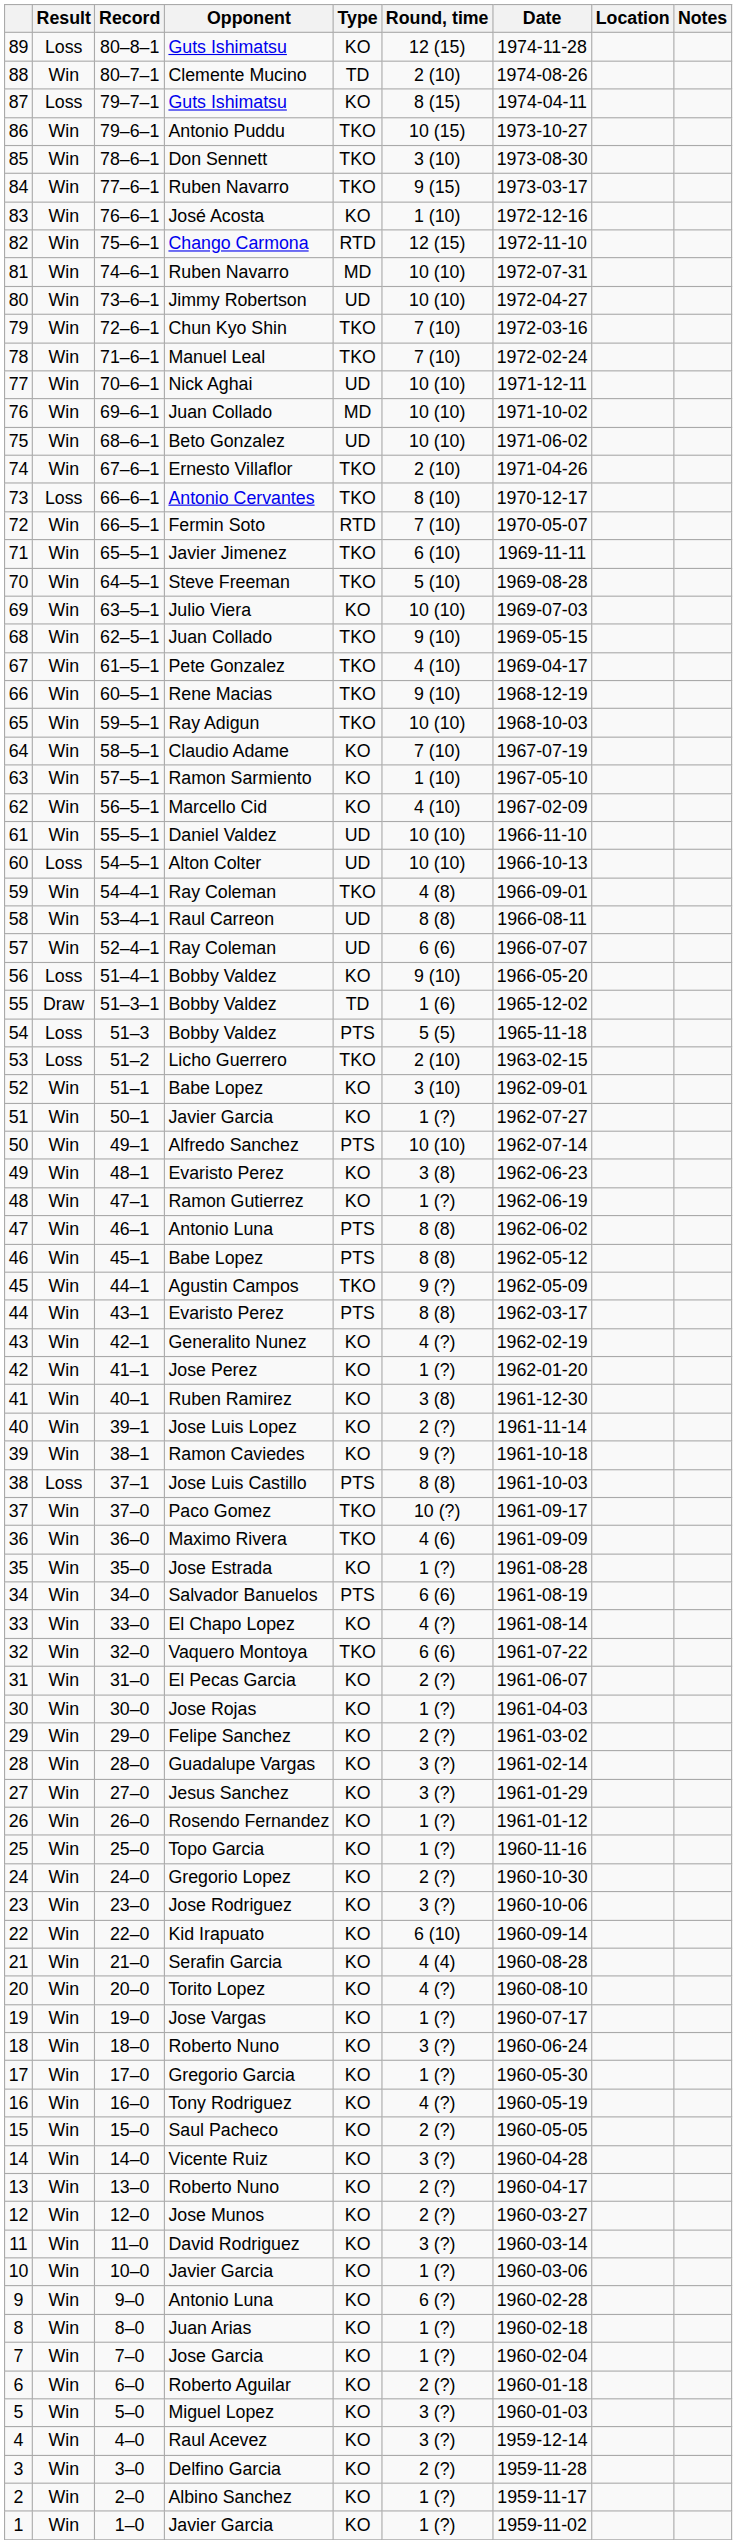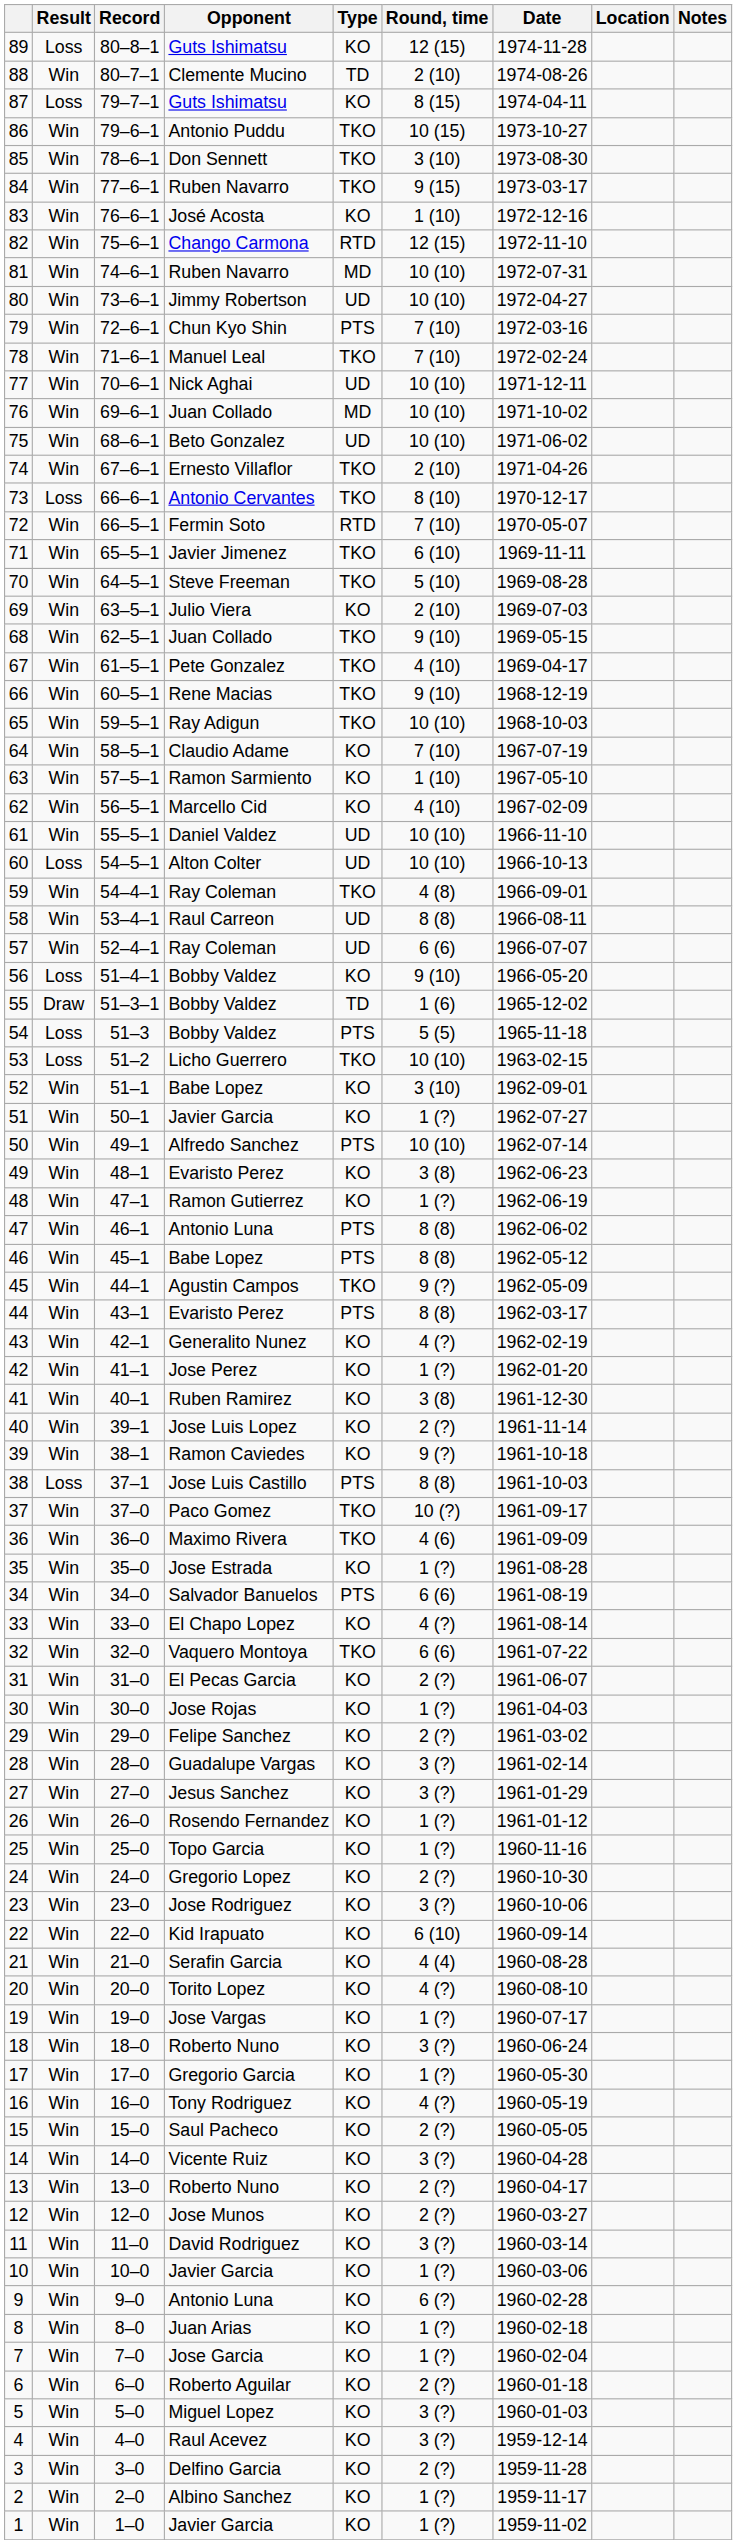(358, 328) TKO -> (358, 328) PTS
(437, 610) 10 (10) -> (437, 610) 2 (10)
(437, 1060) 2 (10) -> (437, 1060) 10 (10)
